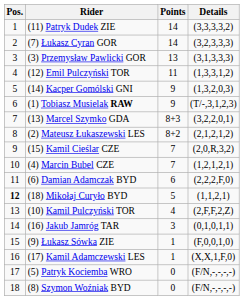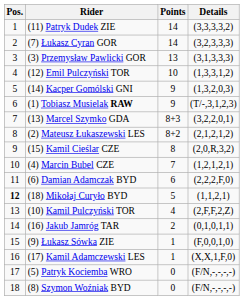(173, 73) 11 -> (173, 73) 10
(173, 149) 7 -> (173, 149) 8
(173, 226) 3 -> (173, 226) 2
